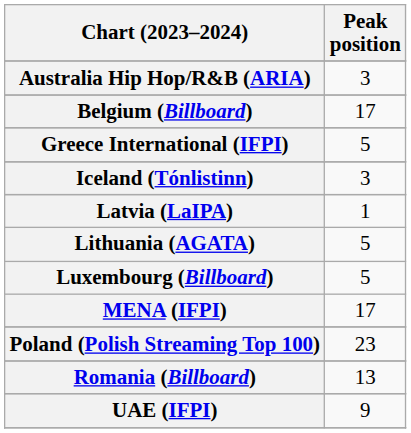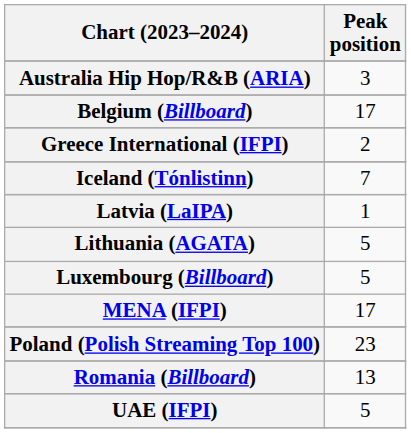(365, 144) 5 -> (365, 144) 2
(365, 177) 3 -> (365, 177) 7
(365, 410) 9 -> (365, 410) 5
